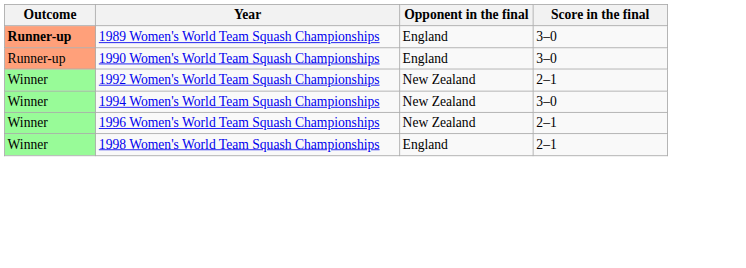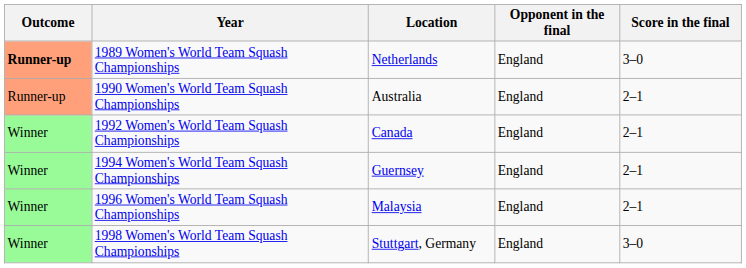+ column: (432, 22)
(547, 58) 3–0 -> (633, 96) 2–1
(439, 79) New Zealand -> (520, 133) England
(439, 101) New Zealand -> (520, 170) England
(547, 101) 3–0 -> (633, 170) 2–1
(439, 123) New Zealand -> (520, 207) England
(547, 144) 2–1 -> (633, 244) 3–0
